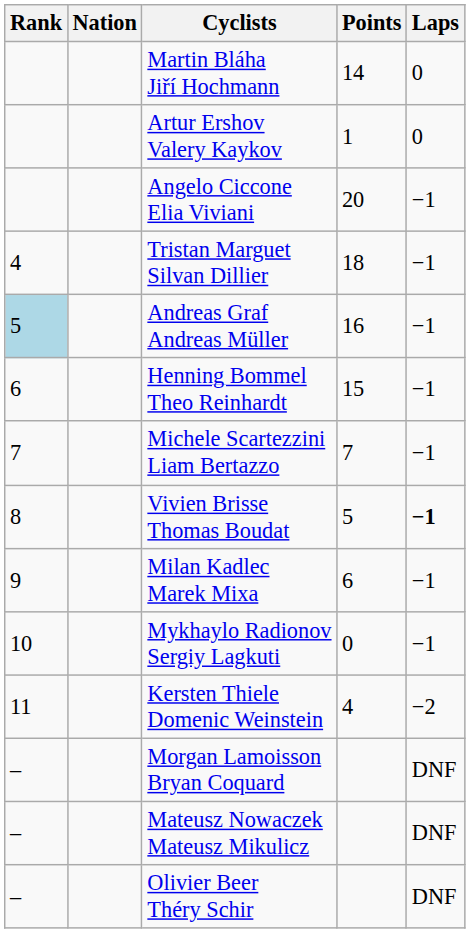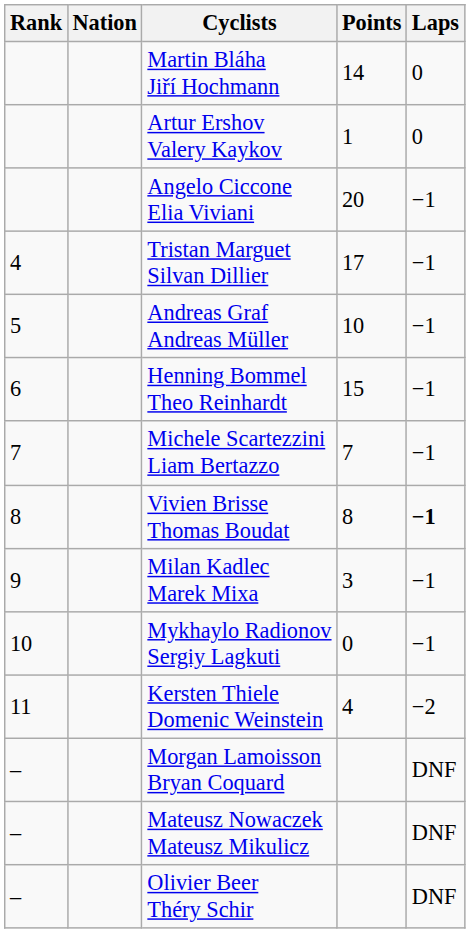(353, 263) 18 -> (353, 263) 17
(16, 326) lightblue background -> (16, 326) no background
(353, 326) 16 -> (353, 326) 10
(347, 516) 5 -> (347, 516) 8
(347, 579) 6 -> (347, 579) 3
